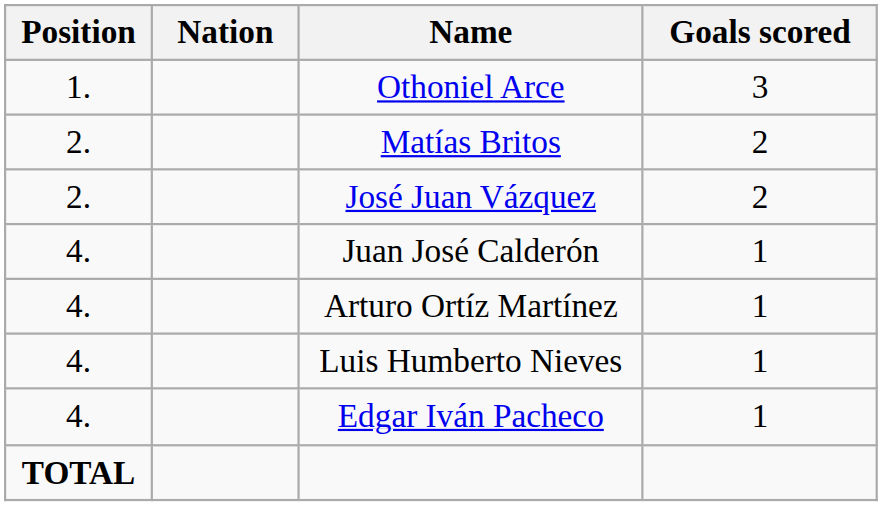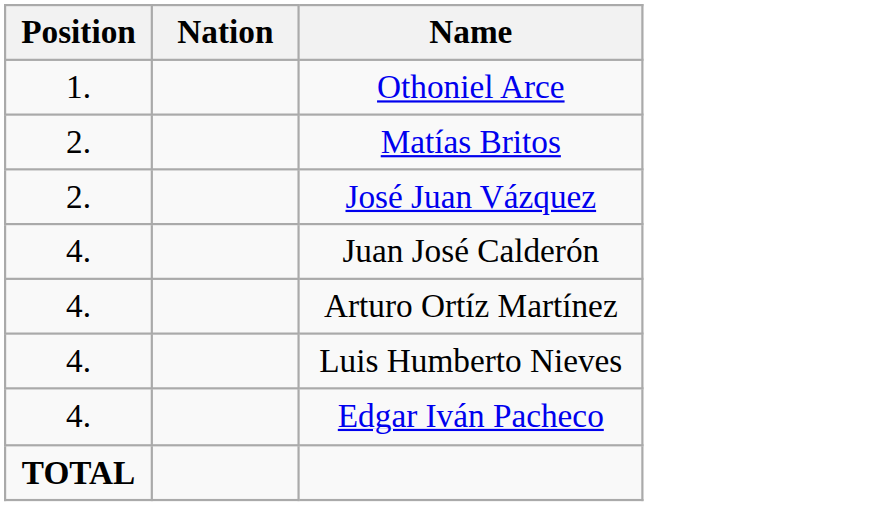- column: (760, 32)
